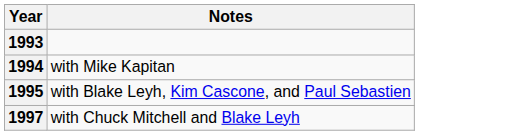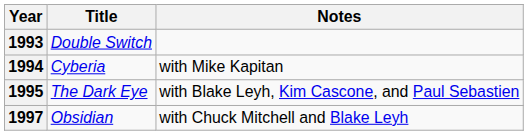+ column: (101, 17)
